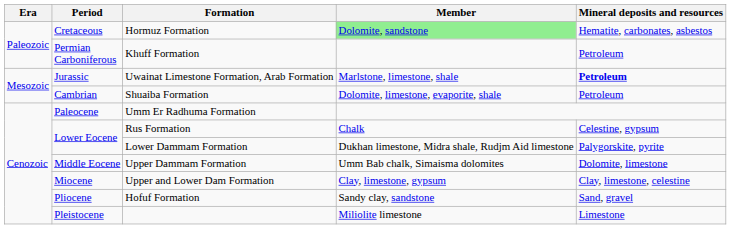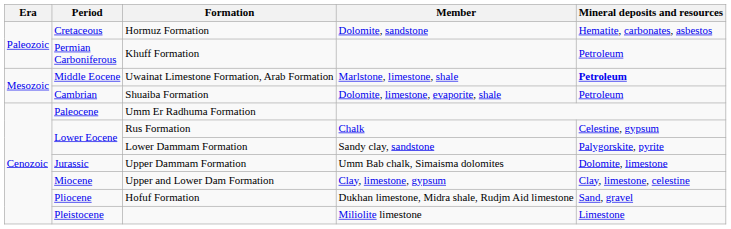(383, 30) lightgreen background -> (383, 30) no background
(71, 77) Jurassic -> (87, 77) Middle Eocene
(456, 146) Dukhan limestone, Midra shale, Rudjm Aid limestone -> (386, 146) Sandy clay, sandstone
(87, 163) Middle Eocene -> (71, 163) Jurassic
(386, 197) Sandy clay, sandstone -> (456, 197) Dukhan limestone, Midra shale, Rudjm Aid limestone
